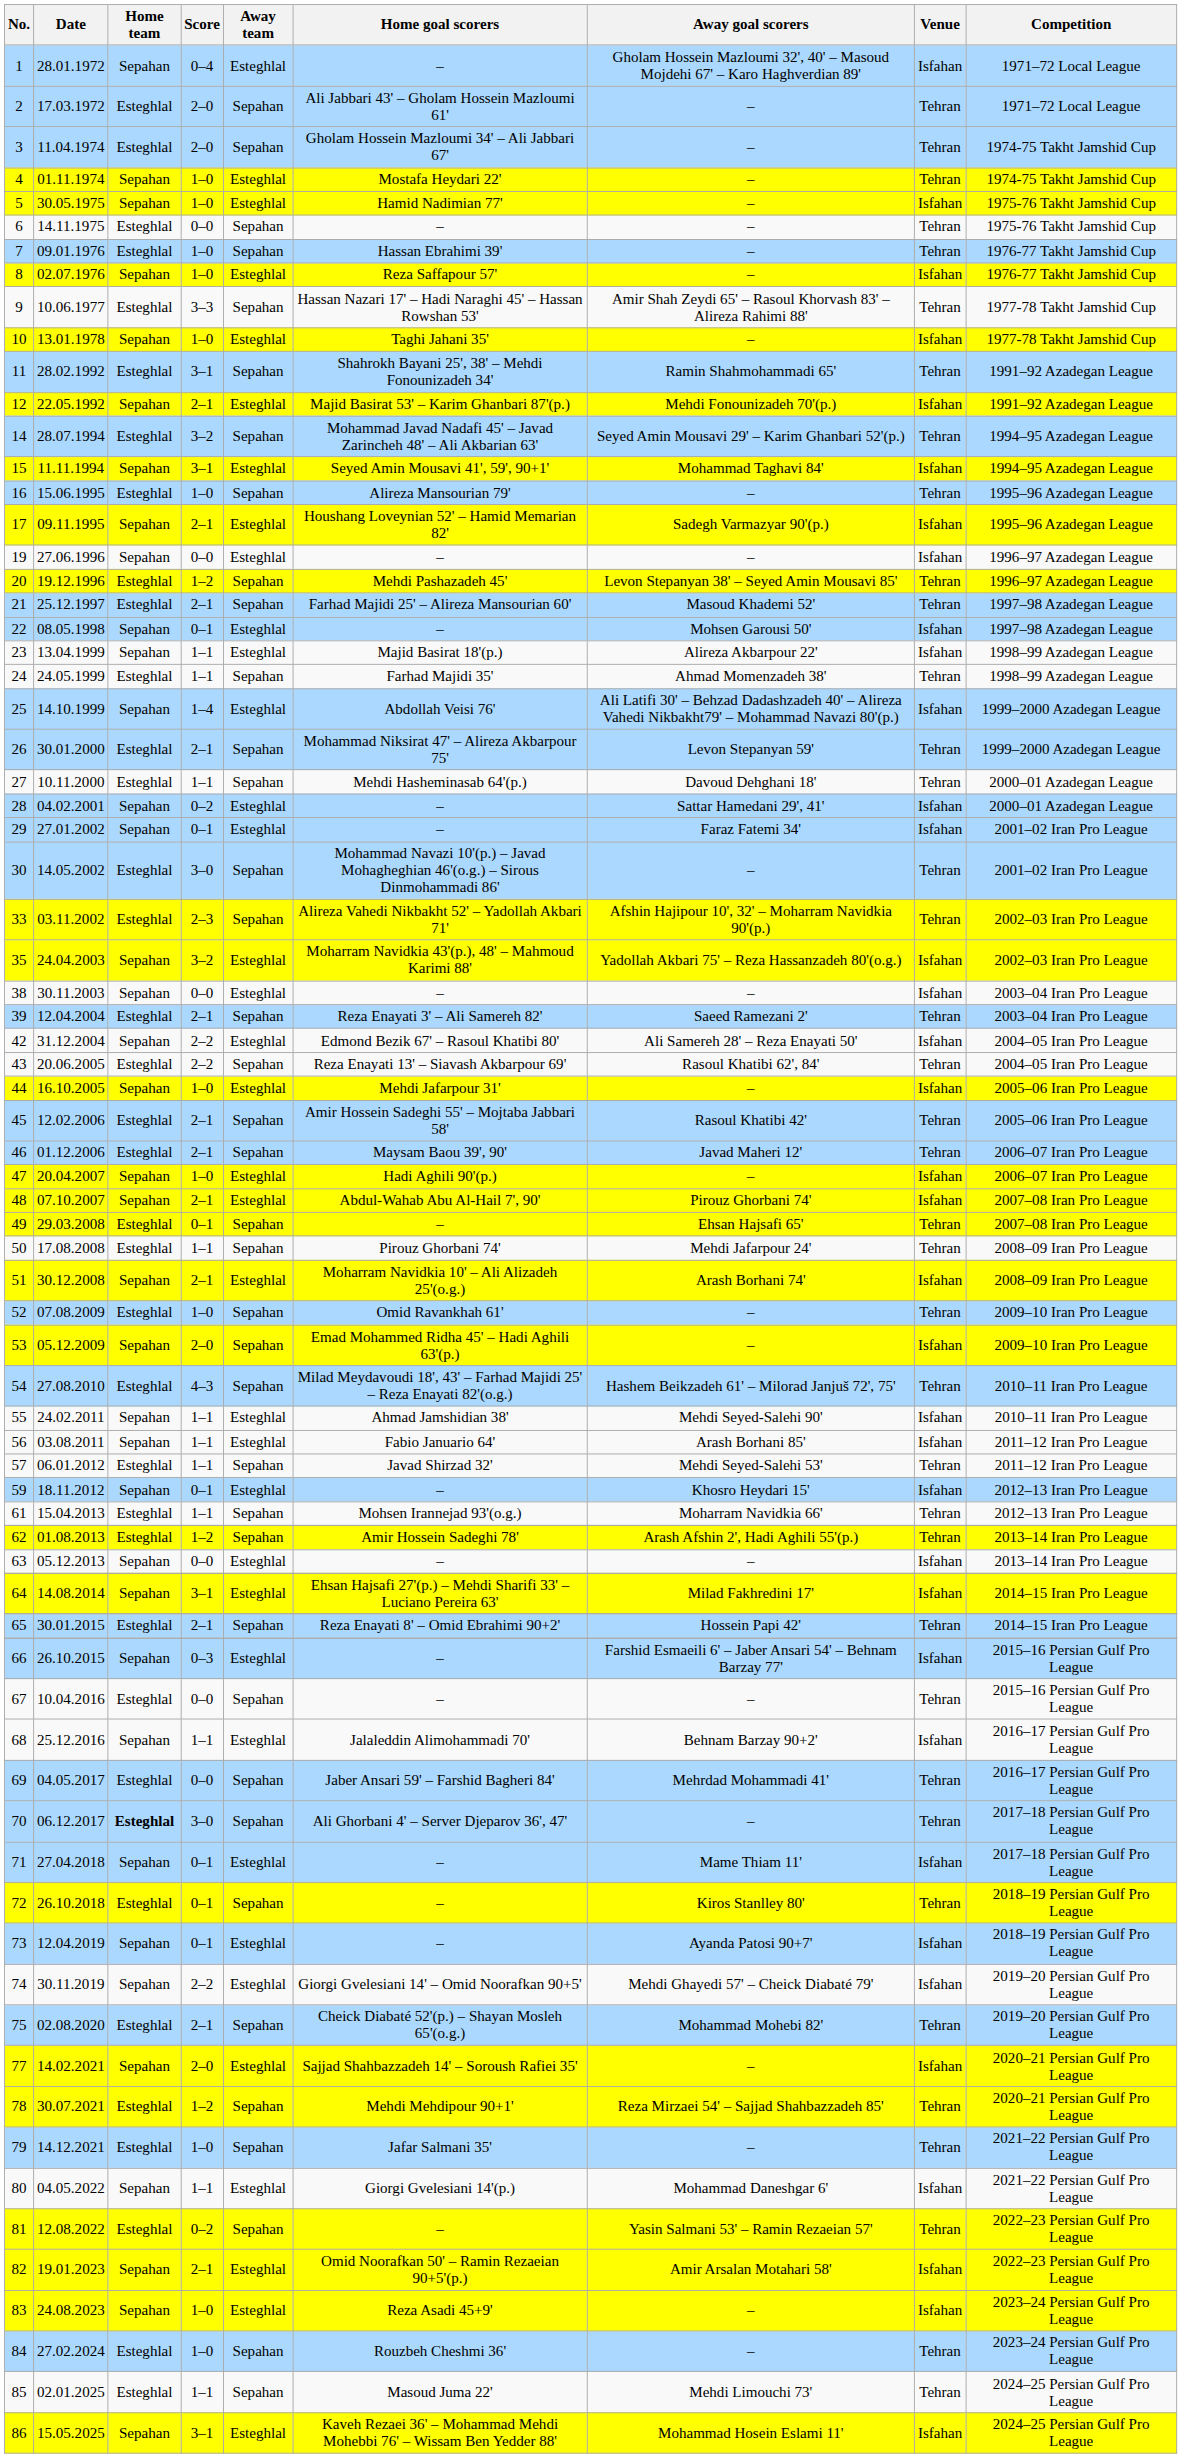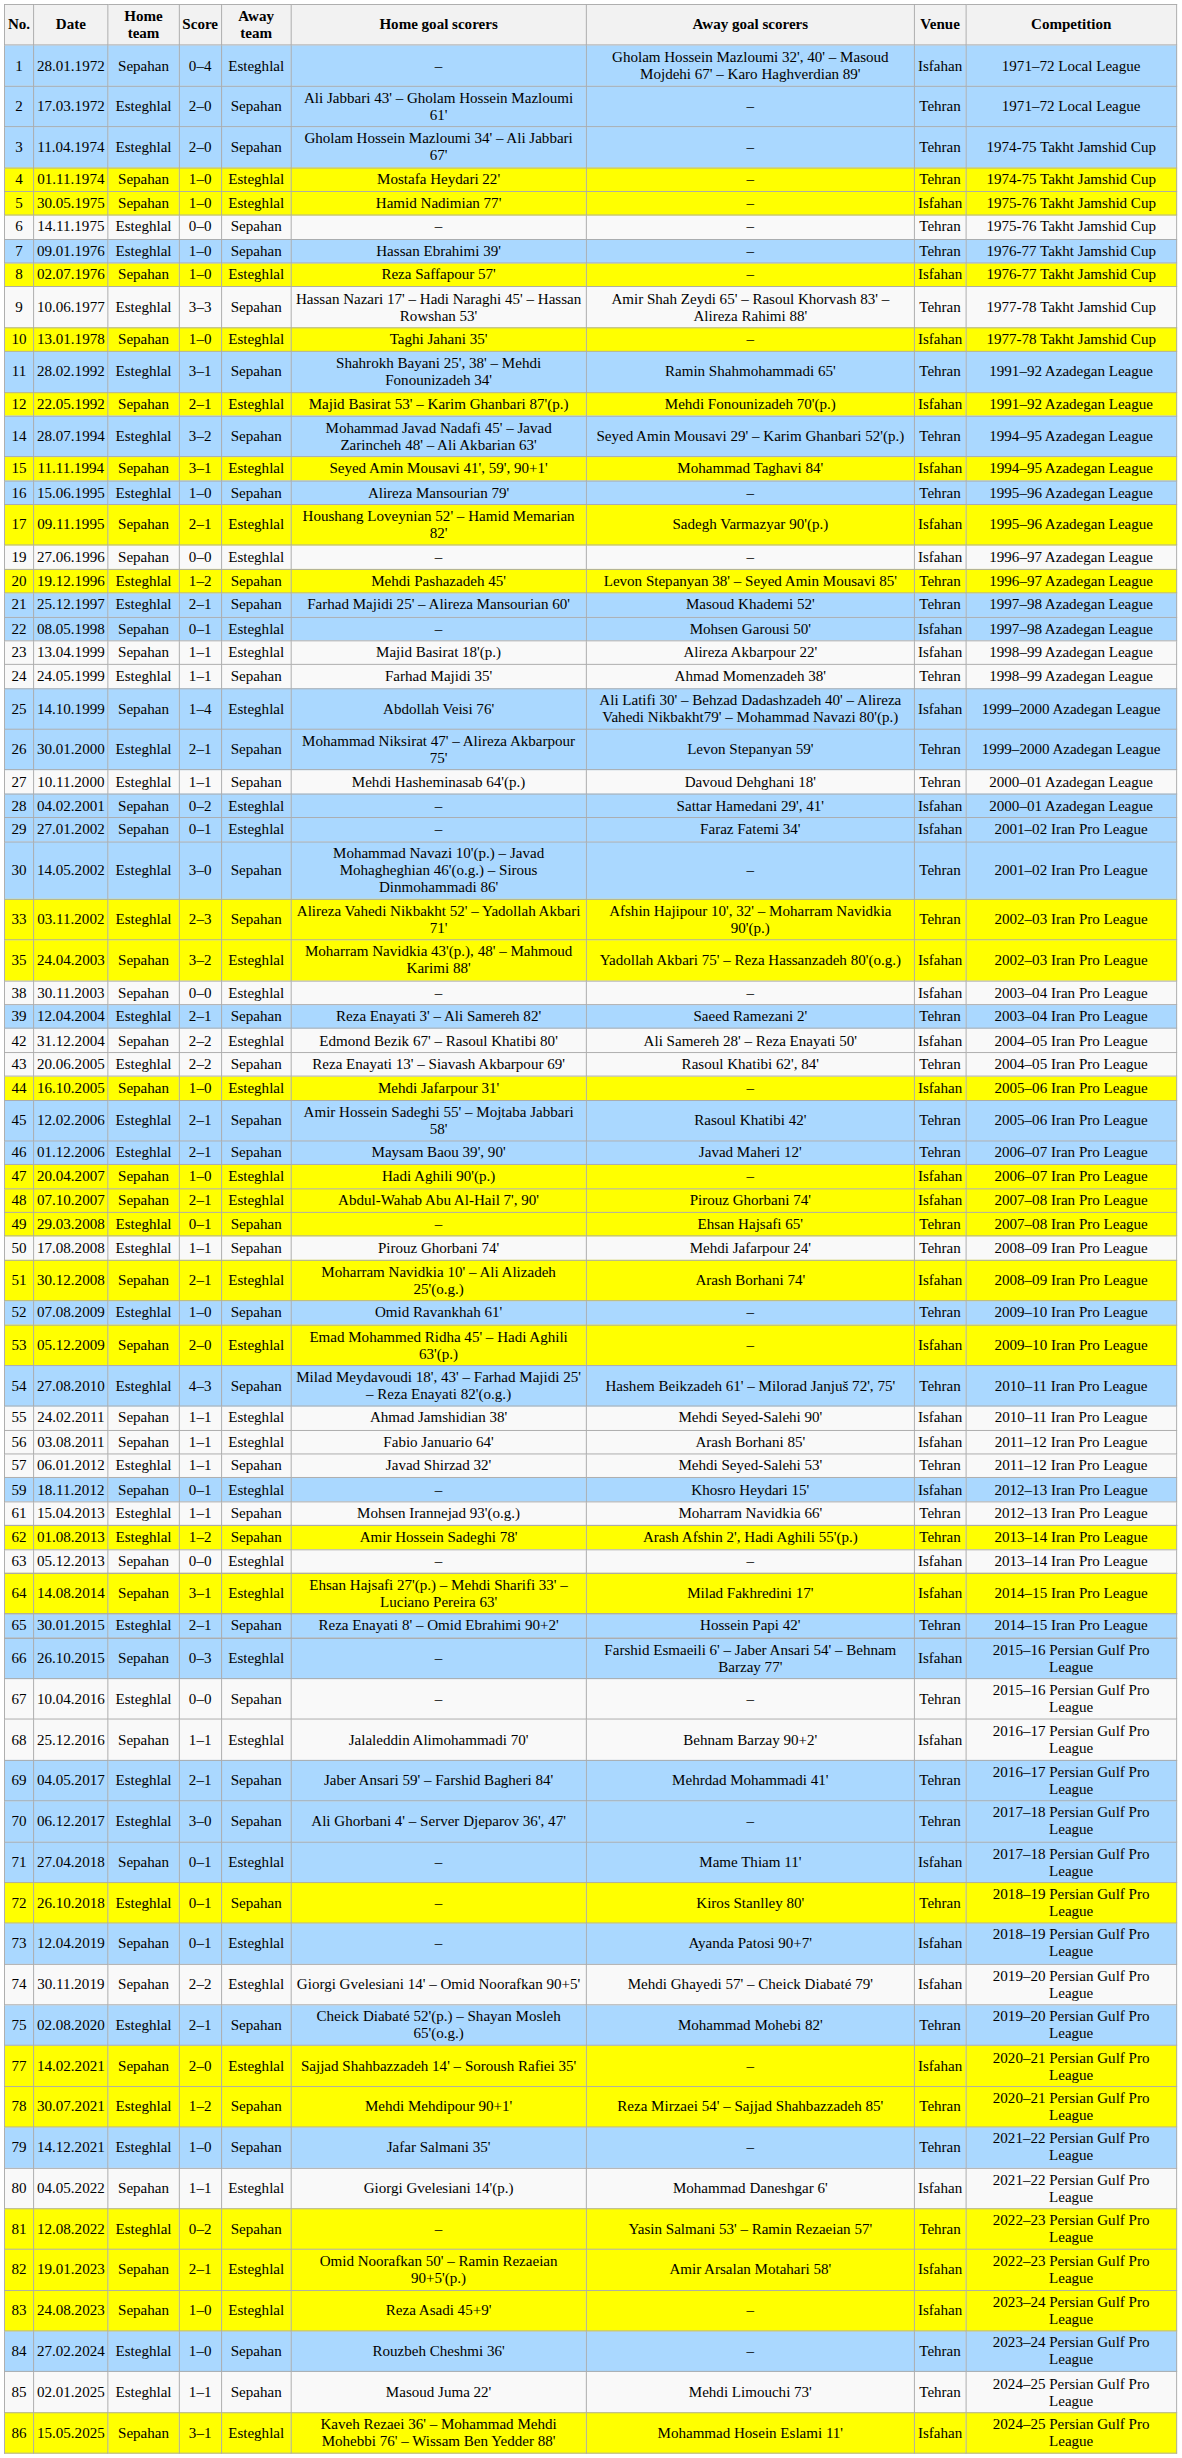(258, 1345) Sepahan -> (256, 1345) Esteghlal
(202, 1780) 0–0 -> (200, 1780) 2–1
(144, 1821) bold -> (144, 1821) normal
